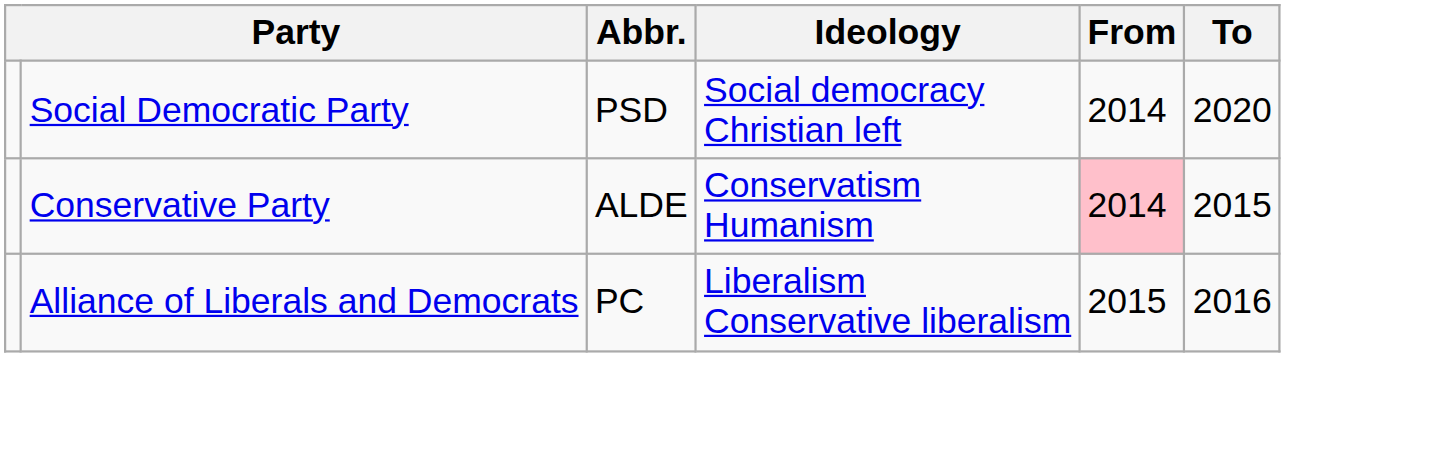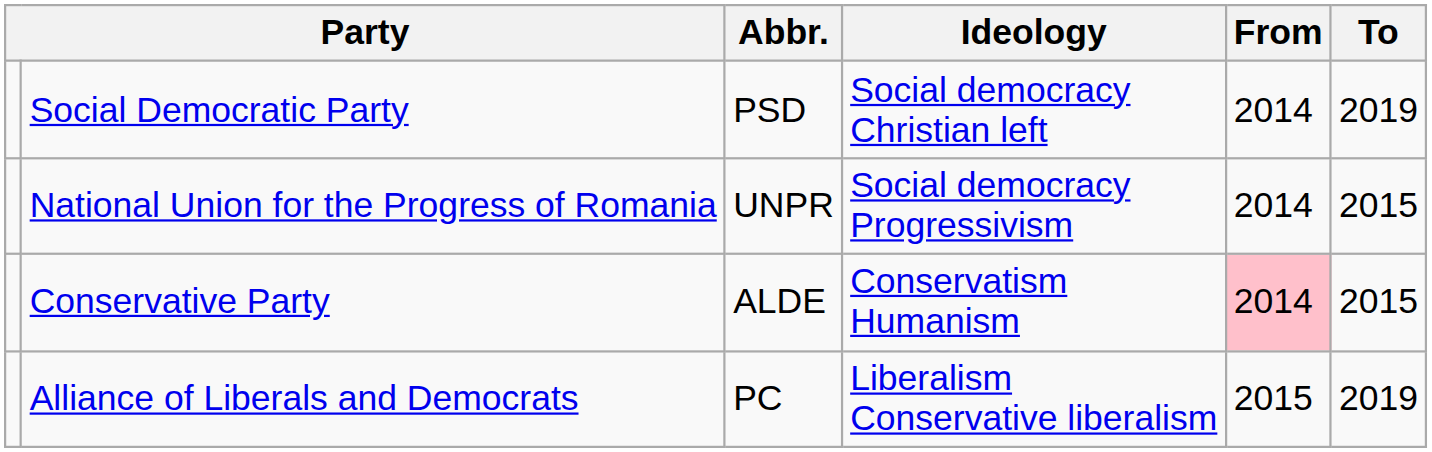(1232, 108) 2020 -> (1378, 108) 2019
+ row: (373, 205)
(1232, 301) 2016 -> (1378, 397) 2019
